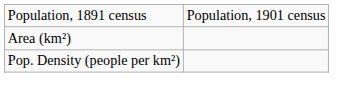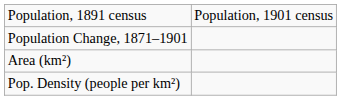+ row: (98, 38)
